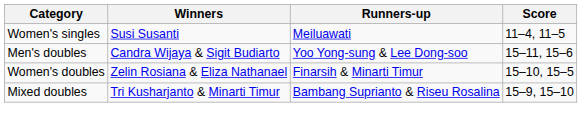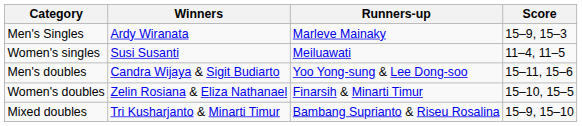+ row: (46, 33)
